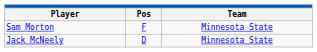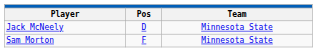rows swapped: (35, 40) <-> (30, 27)
